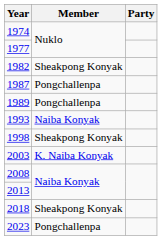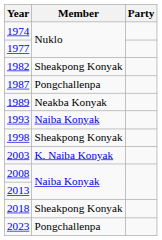(67, 102) Pongchallenpa -> (71, 102) Neakba Konyak
